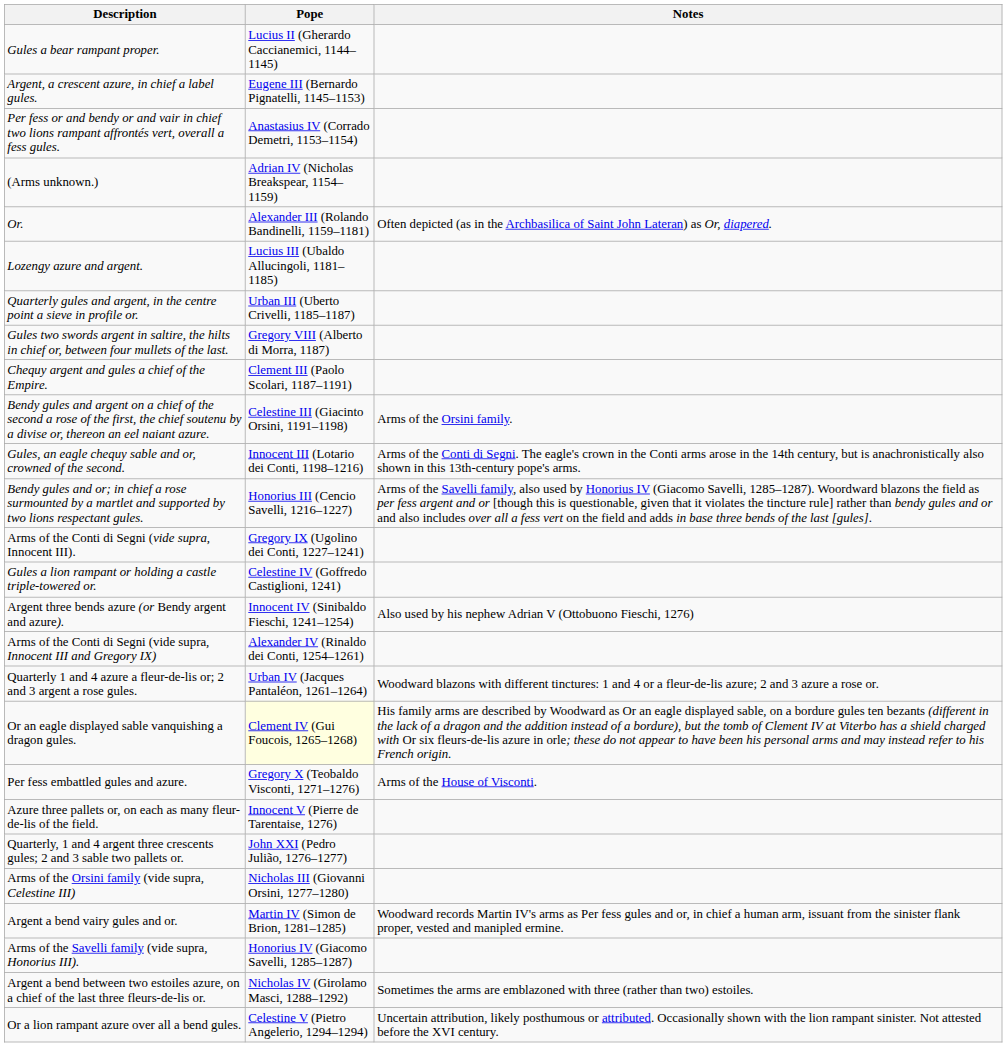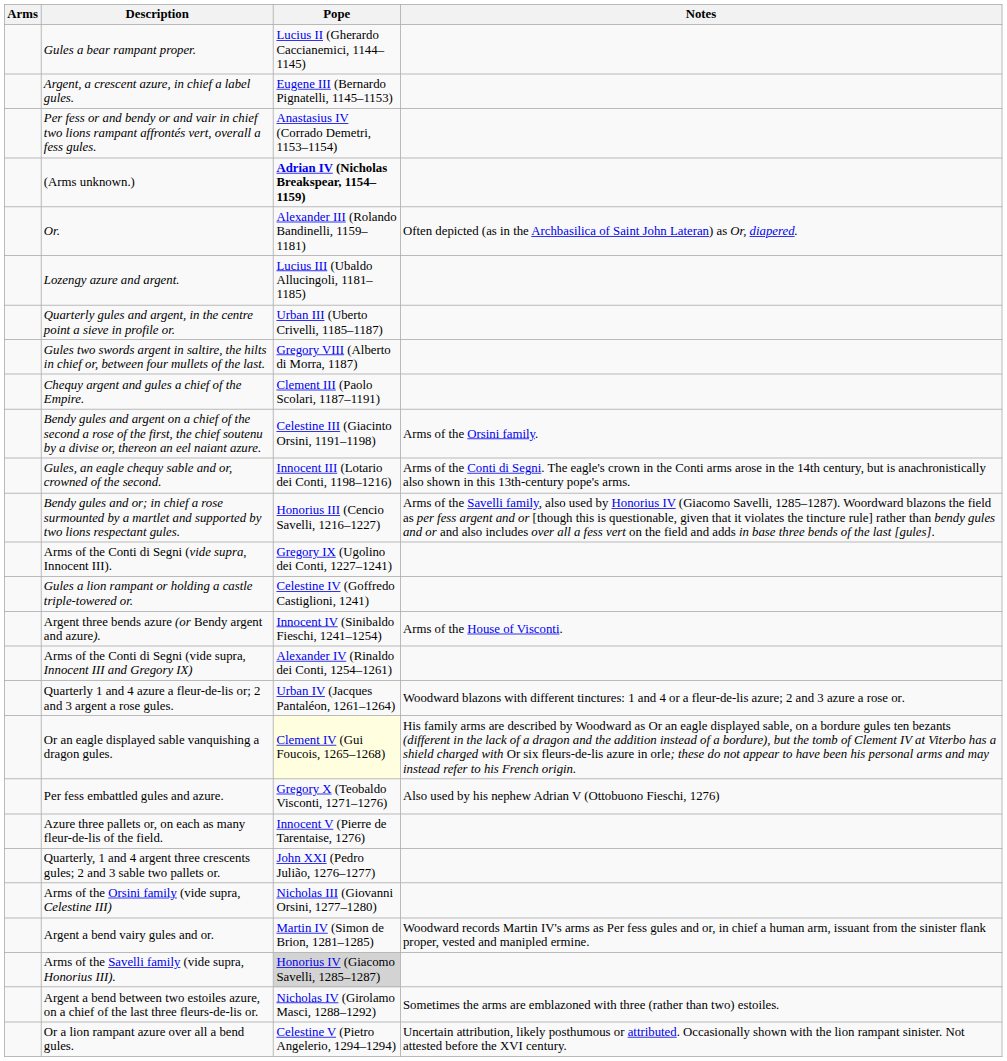+ column: (23, 14)
(301, 182) normal -> (332, 182) bold
(536, 614) Also used by his nephew Adrian V (Ottobuono Fieschi, 1276) -> (483, 628) Arms of the House of Visconti.
(457, 781) Arms of the House of Visconti. -> (561, 796) Also used by his nephew Adrian V (Ottobuono Fieschi, 1276)
(308, 955) no background -> (336, 969) lightgrey background
